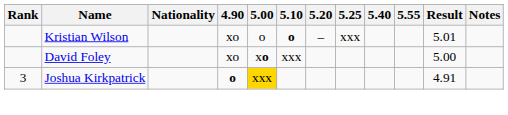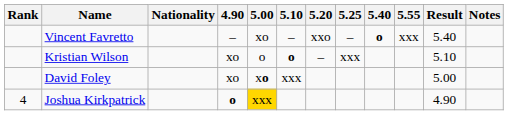+ row: (89, 36)
(445, 36) 5.01 -> (445, 57) 5.10
(23, 78) 3 -> (23, 99) 4
(445, 78) 4.91 -> (445, 99) 4.90
